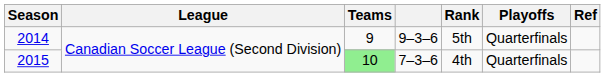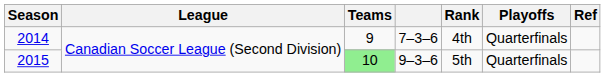(418, 38) 9–3–6 -> (418, 38) 7–3–6
(462, 38) 5th -> (462, 38) 4th
(418, 60) 7–3–6 -> (418, 60) 9–3–6
(462, 60) 4th -> (462, 60) 5th
